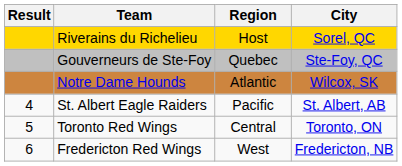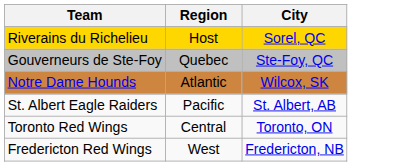- column: (29, 15)
